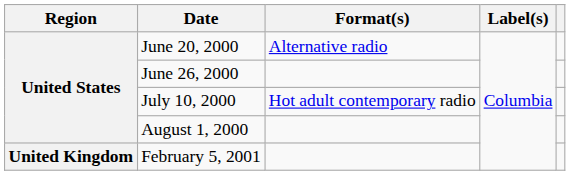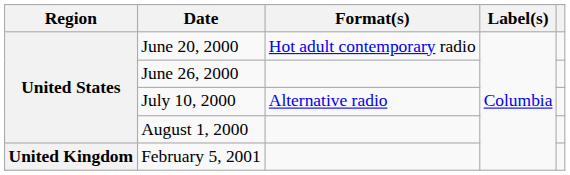(328, 45) Alternative radio -> (372, 45) Hot adult contemporary radio
(372, 101) Hot adult contemporary radio -> (328, 101) Alternative radio
